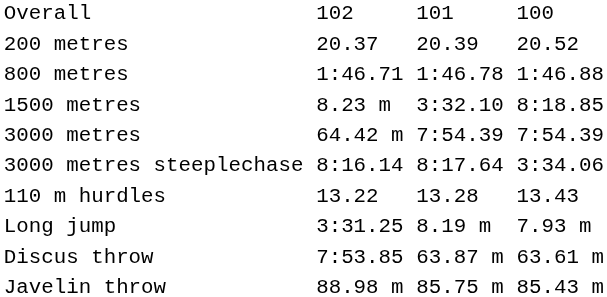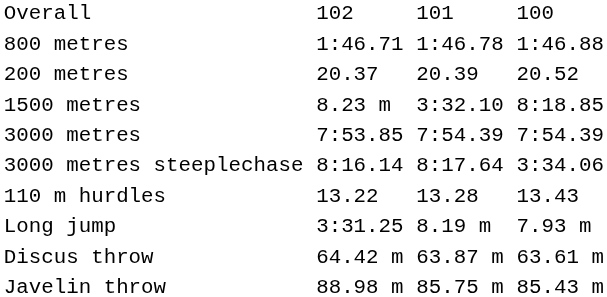rows swapped: (66, 44) <-> (66, 75)
(360, 135) 64.42 m -> (360, 135) 7:53.85
(360, 257) 7:53.85 -> (360, 257) 64.42 m
